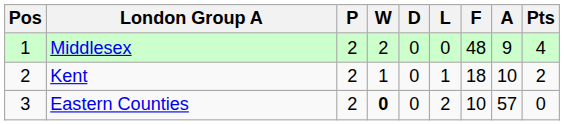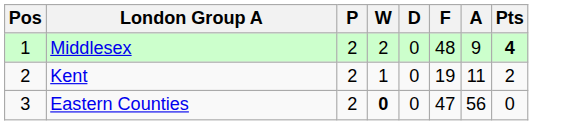- column: (445, 18)
(541, 47) normal -> (510, 47) bold
(476, 76) 18 -> (445, 76) 19
(507, 76) 10 -> (476, 76) 11
(476, 104) 10 -> (445, 104) 47
(507, 104) 57 -> (476, 104) 56
